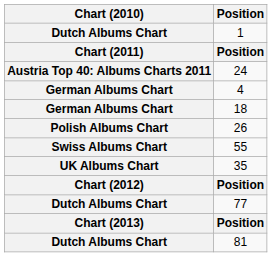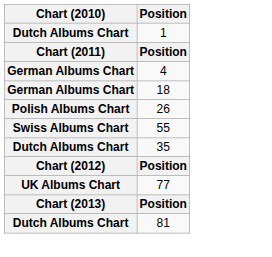- row: (240, 71)
(109, 166) UK Albums Chart -> (71, 147) Dutch Albums Chart
(109, 204) Dutch Albums Chart -> (71, 185) UK Albums Chart
